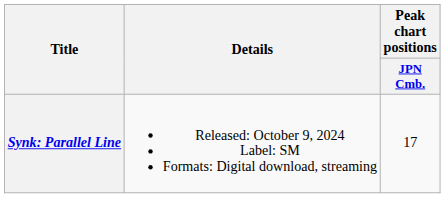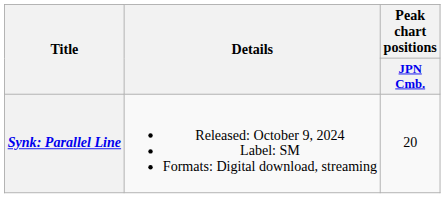(410, 143) 17 -> (410, 143) 20
